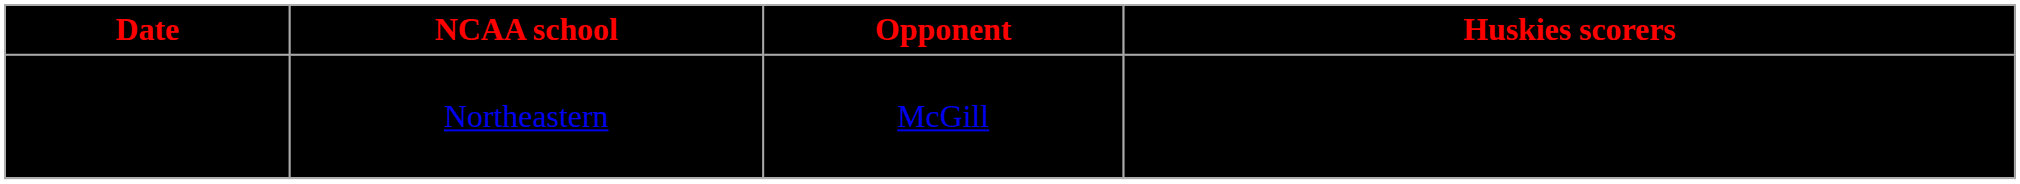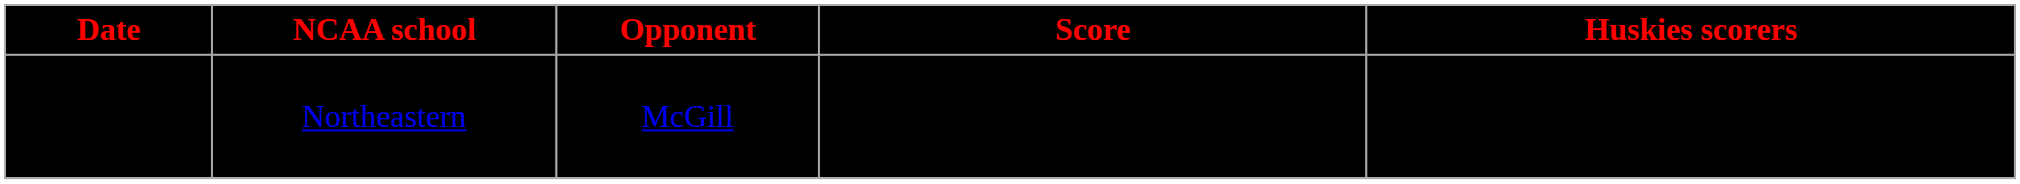+ column: (1093, 29)
